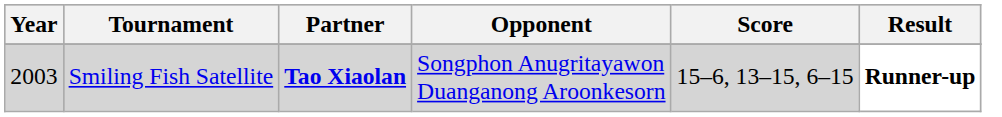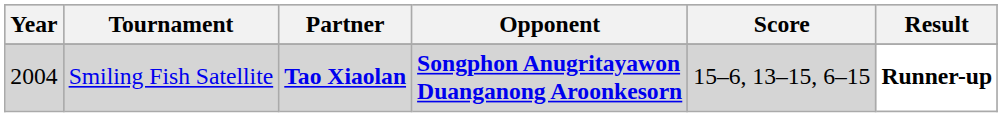(34, 77) 2003 -> (34, 77) 2004
(541, 77) normal -> (550, 77) bold
